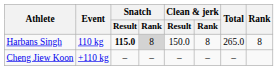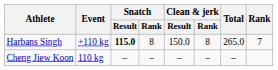(91, 42) 110 kg -> (93, 42) +110 kg
(152, 42) lightgrey background -> (152, 42) no background
(260, 42) 8 -> (260, 42) 7
(93, 58) +110 kg -> (91, 58) 110 kg
